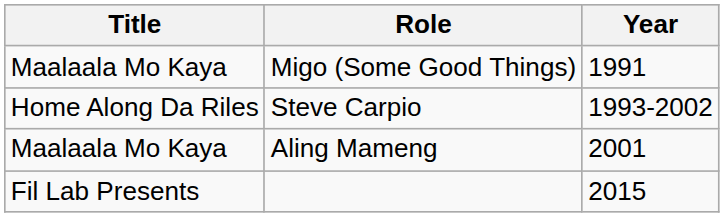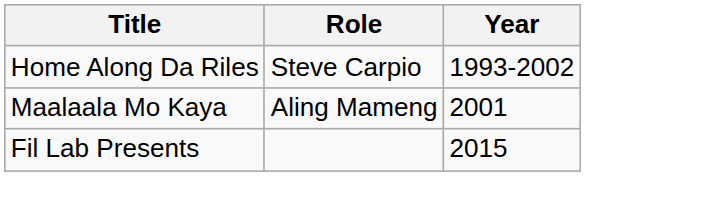- row: (423, 66)
